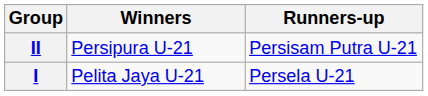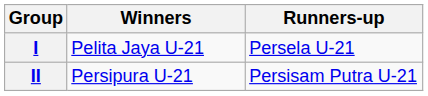rows swapped: (36, 76) <-> (36, 47)
